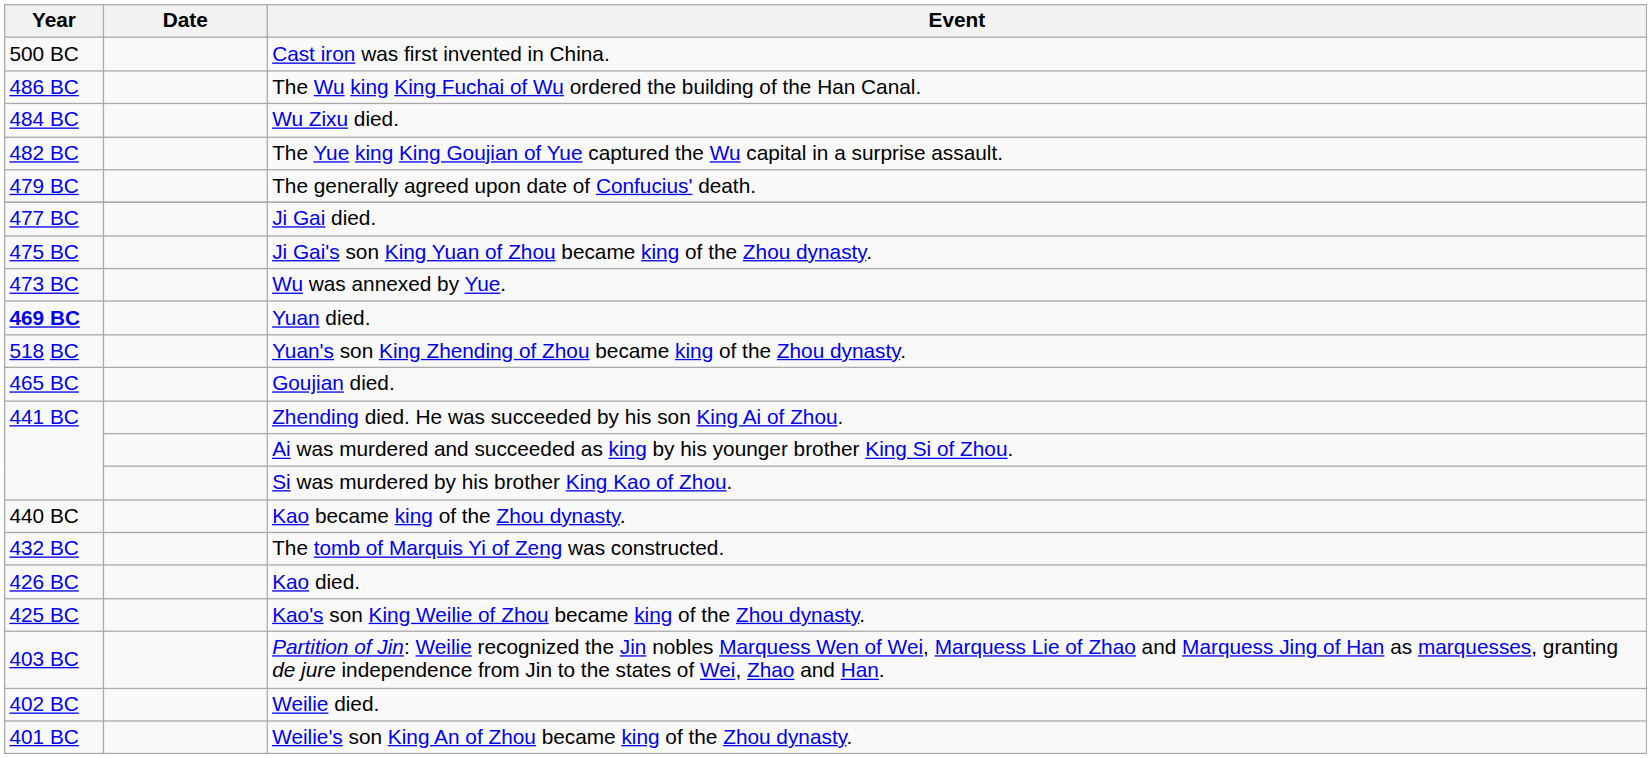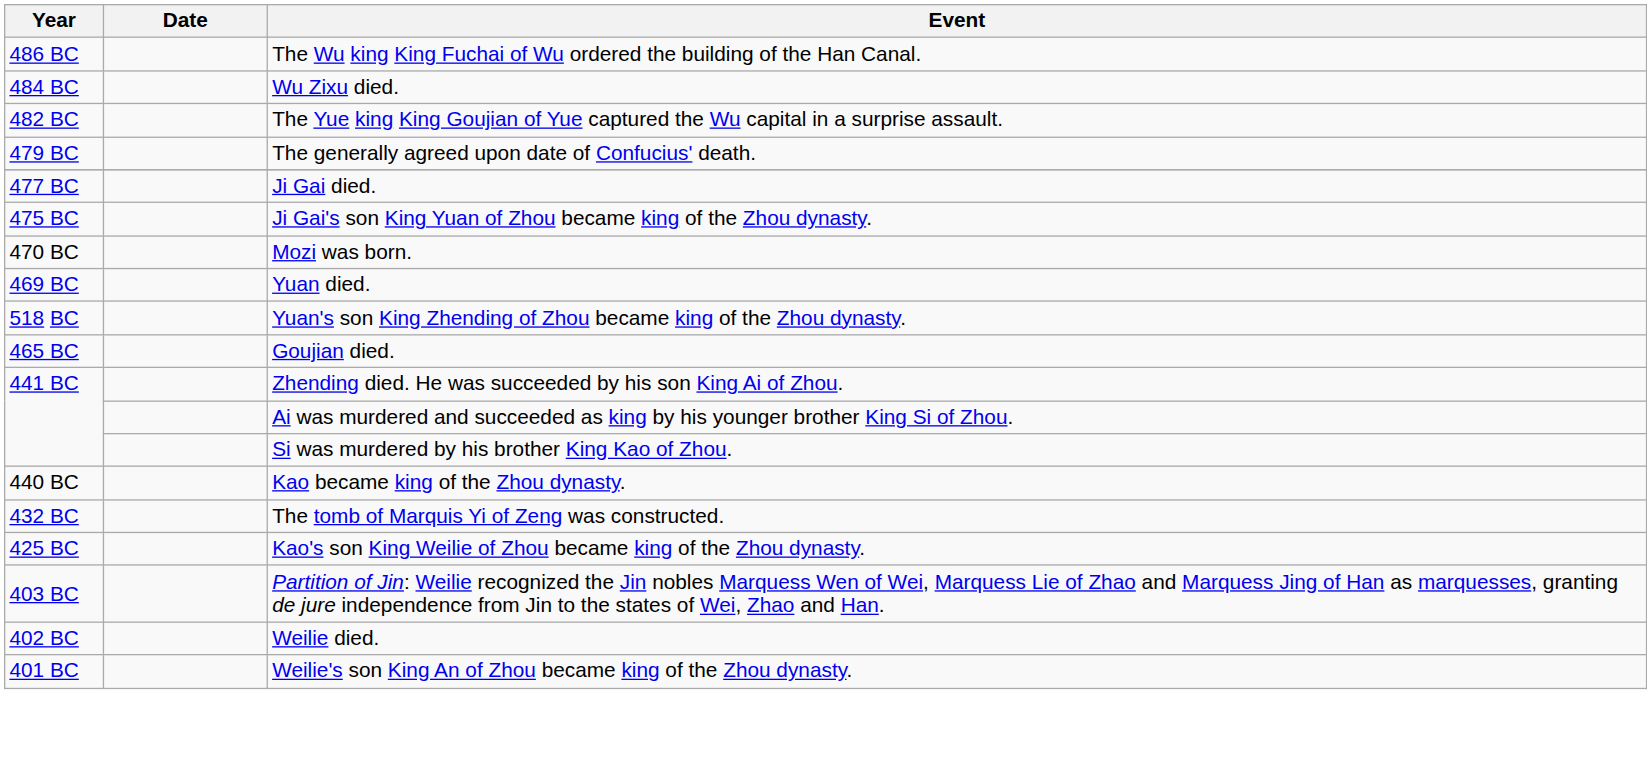- row: (441, 53)
- row: (389, 284)
+ row: (342, 251)
(45, 317) bold -> (44, 284) normal
- row: (316, 581)
